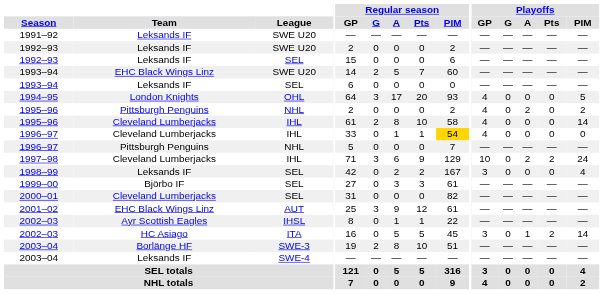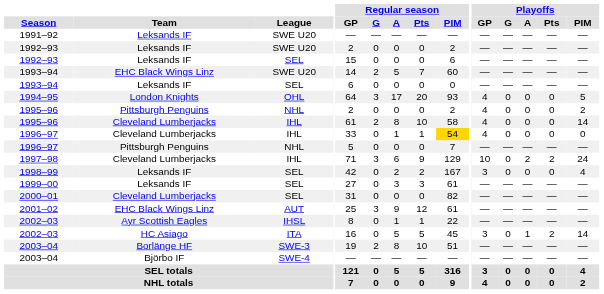(527, 109) 2 -> (527, 109) 0
(164, 183) Björbo IF -> (164, 183) Leksands IF
(164, 258) Leksands IF -> (164, 258) Björbo IF
